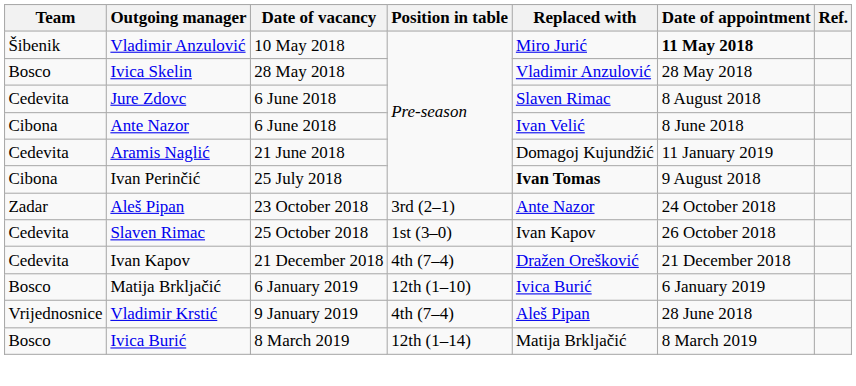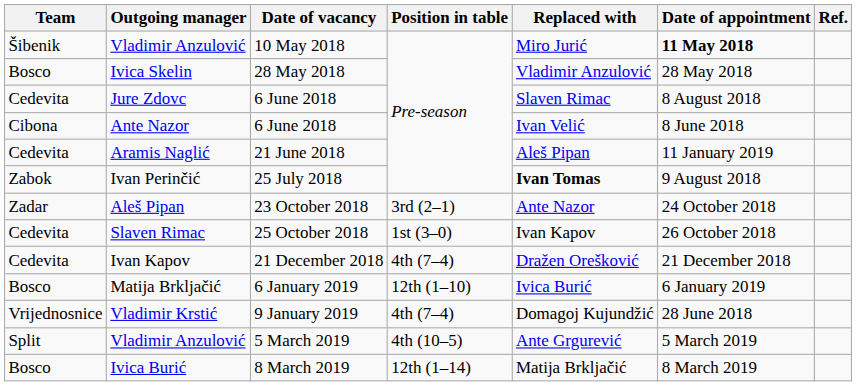(585, 152) Domagoj Kujundžić -> (553, 152) Aleš Pipan
(33, 179) Cibona -> (30, 179) Zabok
(553, 313) Aleš Pipan -> (585, 313) Domagoj Kujundžić
+ row: (178, 340)
